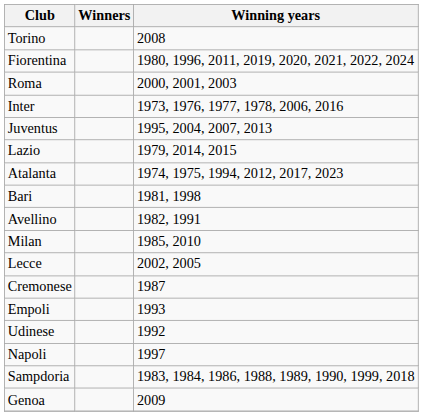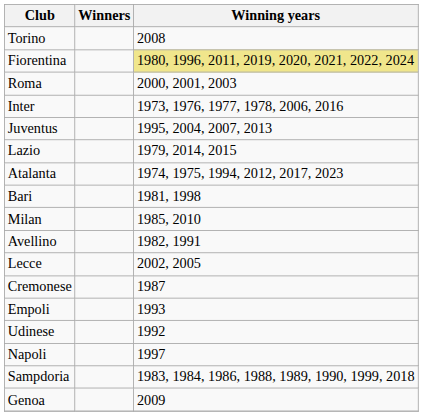(275, 60) no background -> (275, 60) khaki background
rows swapped: (32, 219) <-> (25, 241)
